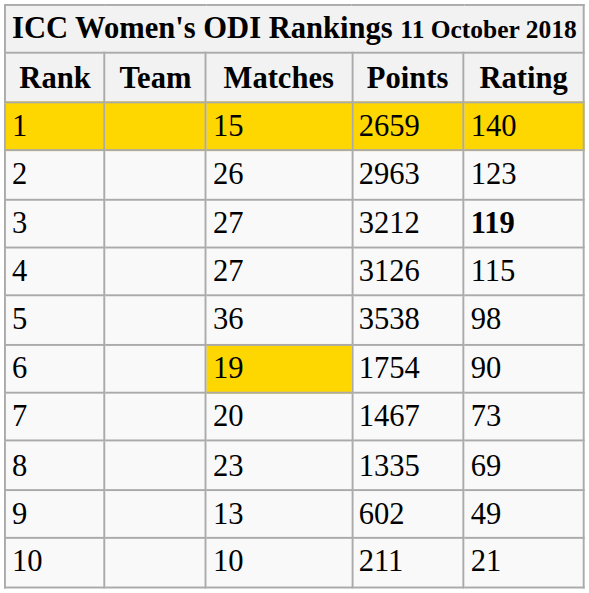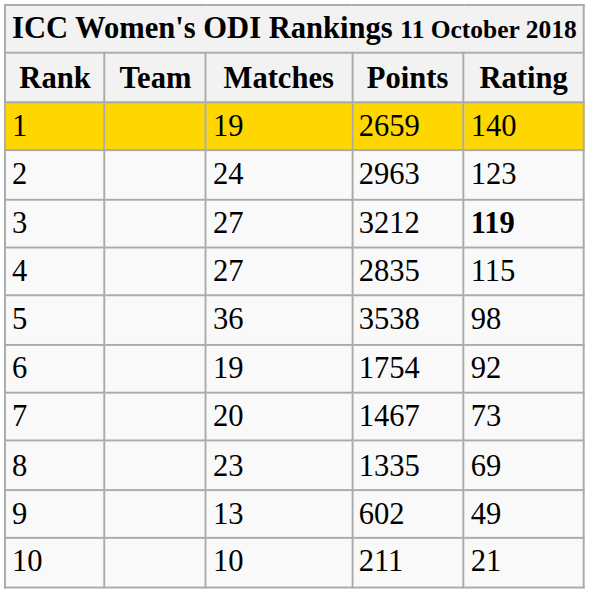(228, 125) 15 -> (228, 125) 19
(228, 174) 26 -> (228, 174) 24
(389, 271) 3126 -> (389, 271) 2835
(228, 367) gold background -> (228, 367) no background
(486, 367) 90 -> (486, 367) 92
